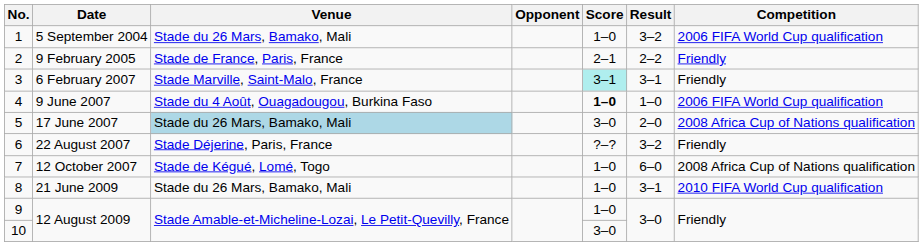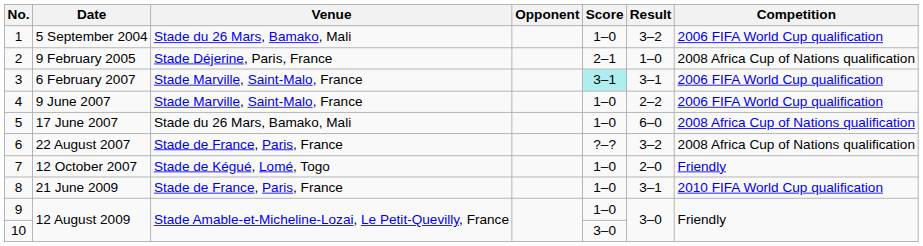(248, 58) Stade de France, Paris, France -> (243, 58) Stade Déjerine, Paris, France
(651, 58) 2–2 -> (651, 58) 1–0
(702, 58) Friendly -> (796, 58) 2008 Africa Cup of Nations qualification
(702, 79) Friendly -> (780, 79) 2006 FIFA World Cup qualification
(293, 101) Stade du 4 Août, Ouagadougou, Burkina Faso -> (258, 101) Stade Marville, Saint-Malo, France
(605, 101) bold -> (605, 101) normal
(651, 101) 1–0 -> (651, 101) 2–2
(253, 123) lightblue background -> (253, 123) no background
(605, 123) 3–0 -> (605, 123) 1–0
(651, 123) 2–0 -> (651, 123) 6–0
(243, 144) Stade Déjerine, Paris, France -> (248, 144) Stade de France, Paris, France
(702, 144) Friendly -> (796, 144) 2008 Africa Cup of Nations qualification
(651, 166) 6–0 -> (651, 166) 2–0
(796, 166) 2008 Africa Cup of Nations qualification -> (702, 166) Friendly
(253, 187) Stade du 26 Mars, Bamako, Mali -> (248, 187) Stade de France, Paris, France
